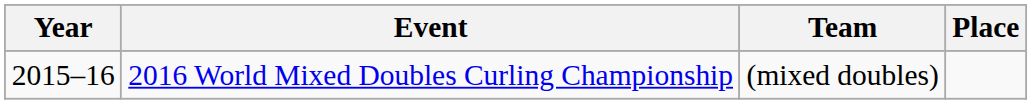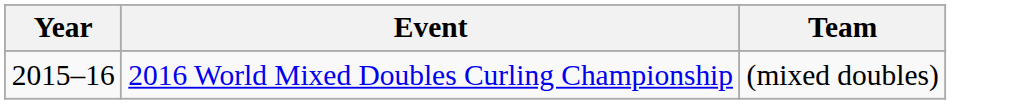- column: (986, 27)
